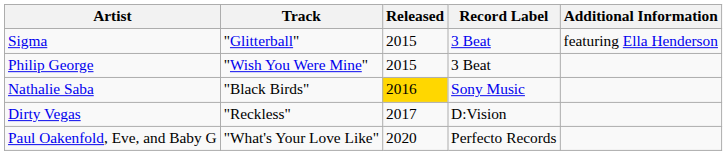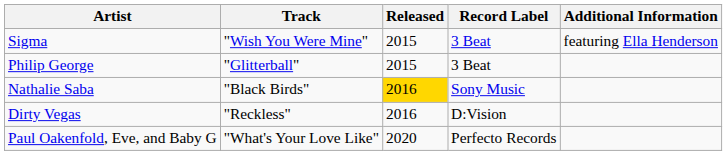(262, 41) "Glitterball" -> (296, 41) "Wish You Were Mine"
(296, 65) "Wish You Were Mine" -> (262, 65) "Glitterball"
(401, 114) 2017 -> (401, 114) 2016
